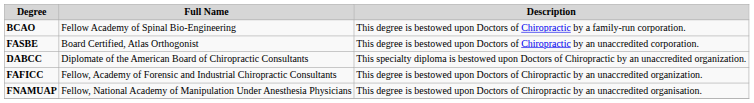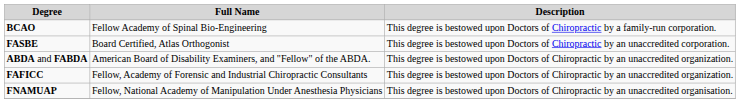- row: (24, 59)
+ row: (47, 59)
